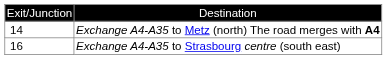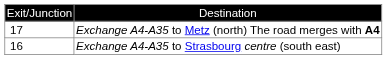(15, 29) 14 -> (15, 29) 17
